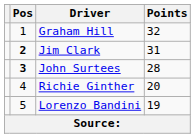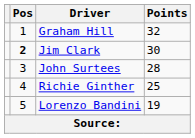(154, 51) 31 -> (154, 51) 30
(23, 69) bold -> (23, 69) normal
(154, 87) 20 -> (154, 87) 25
